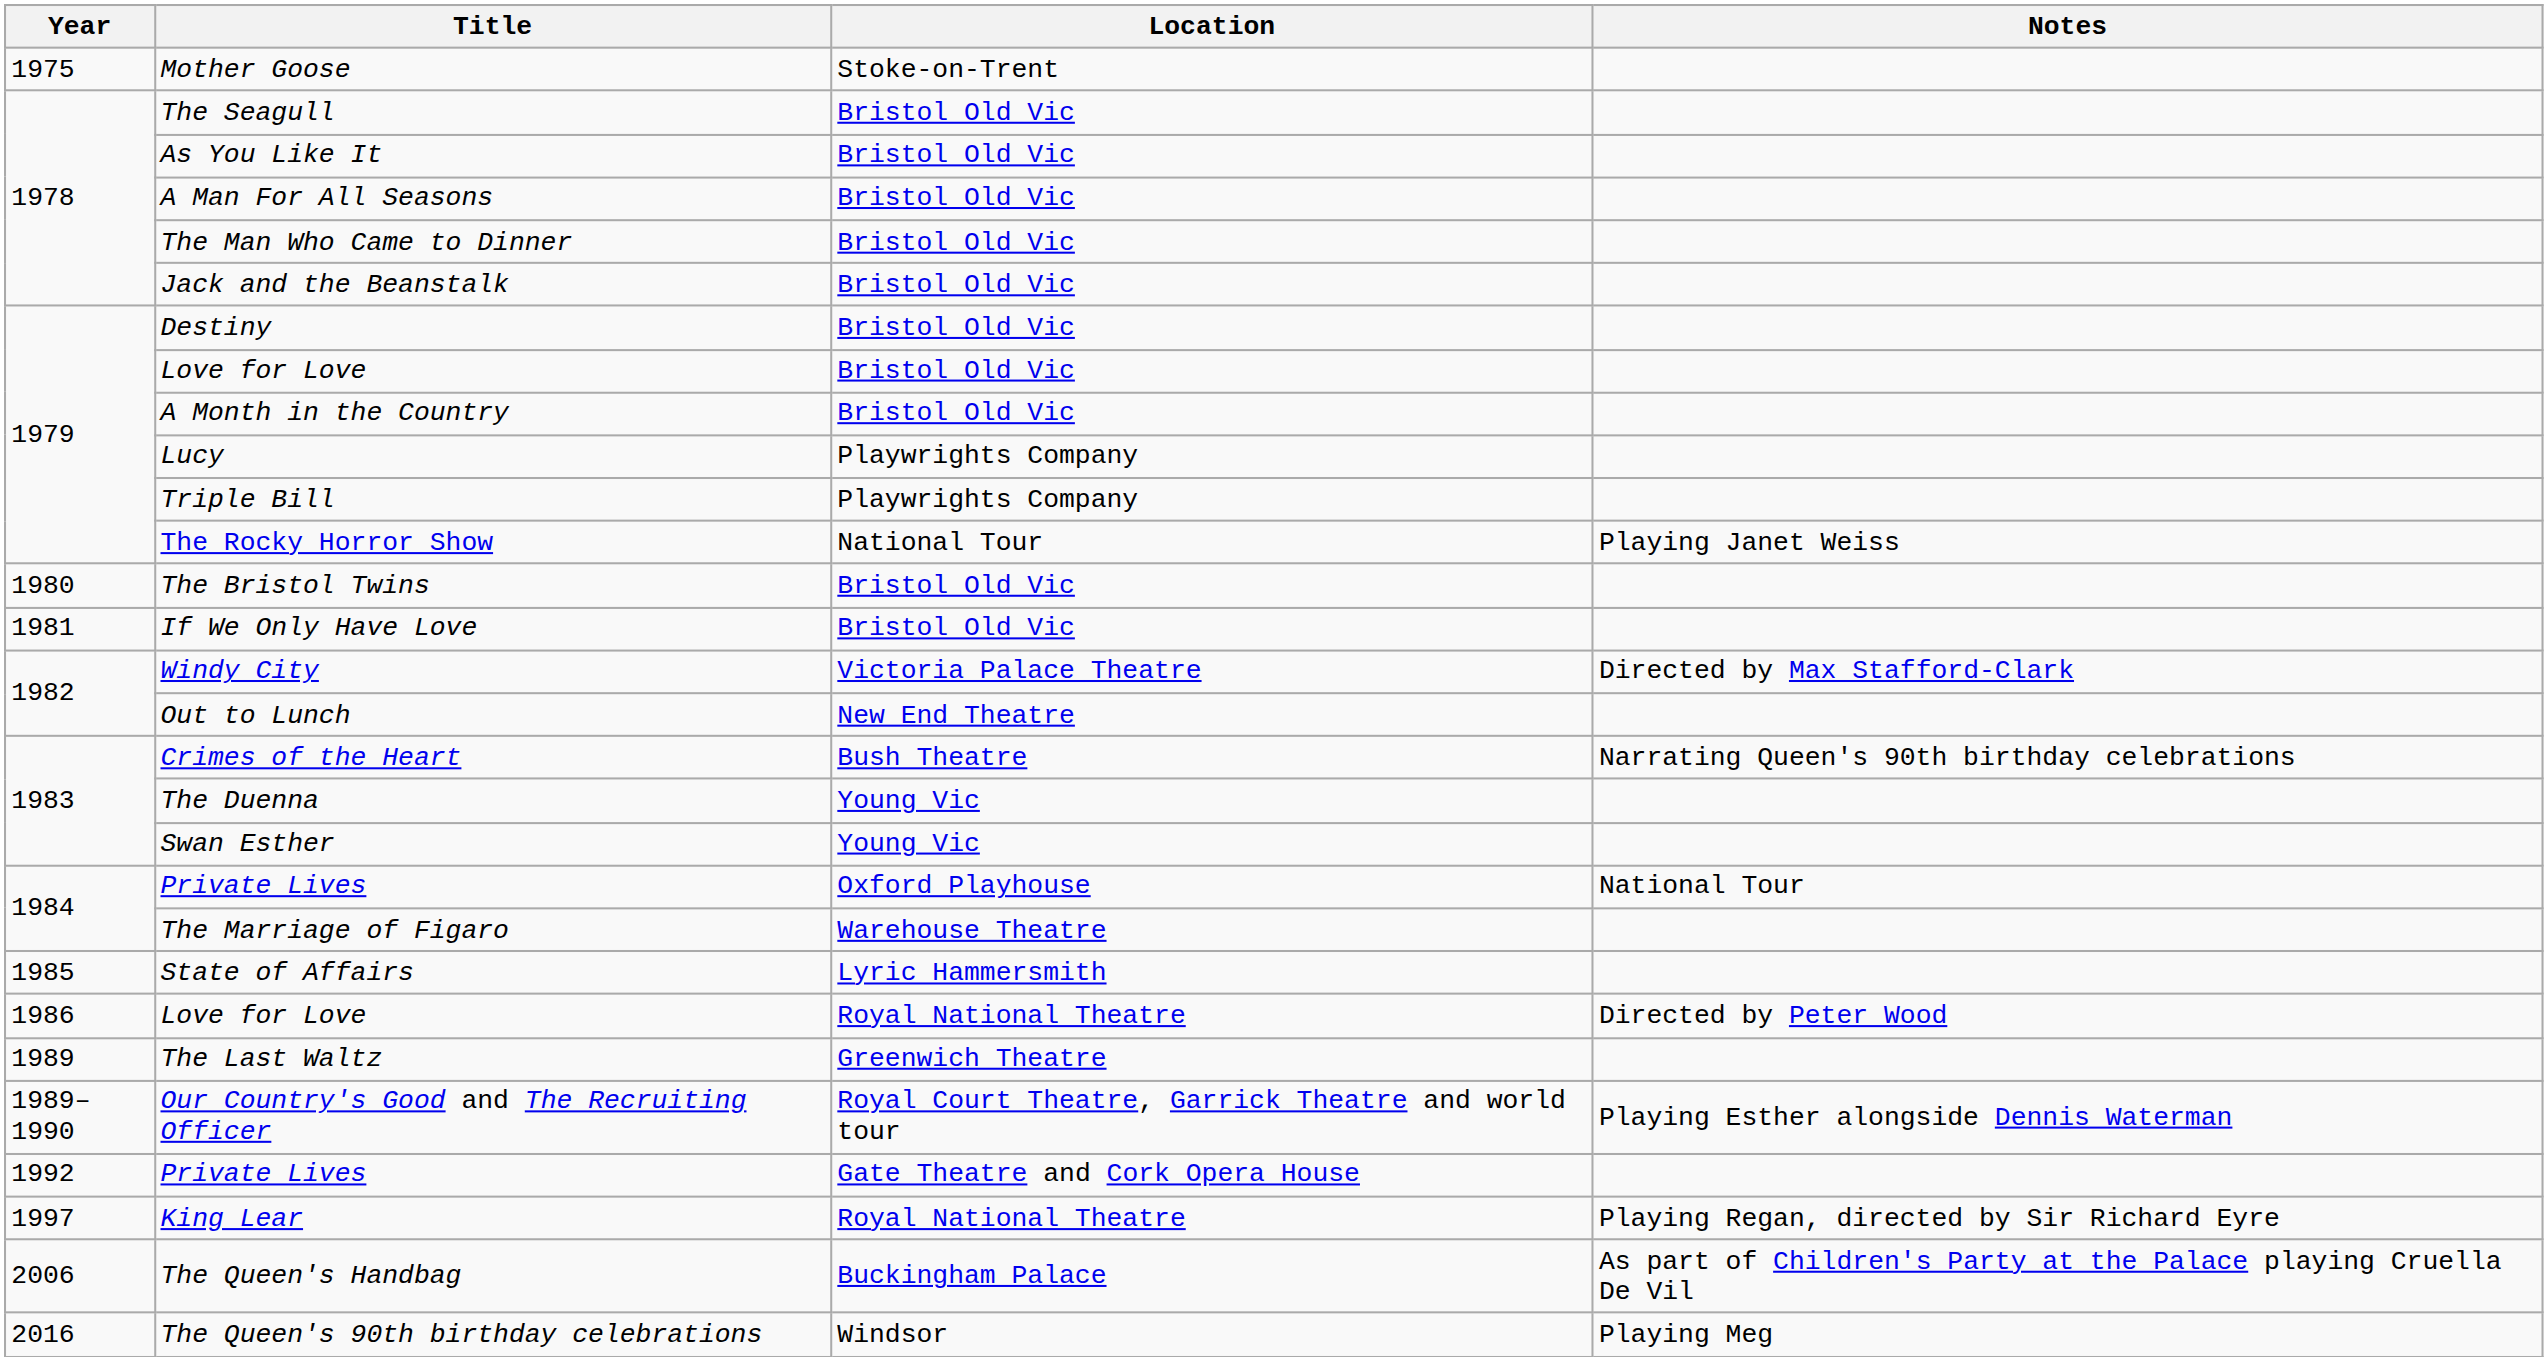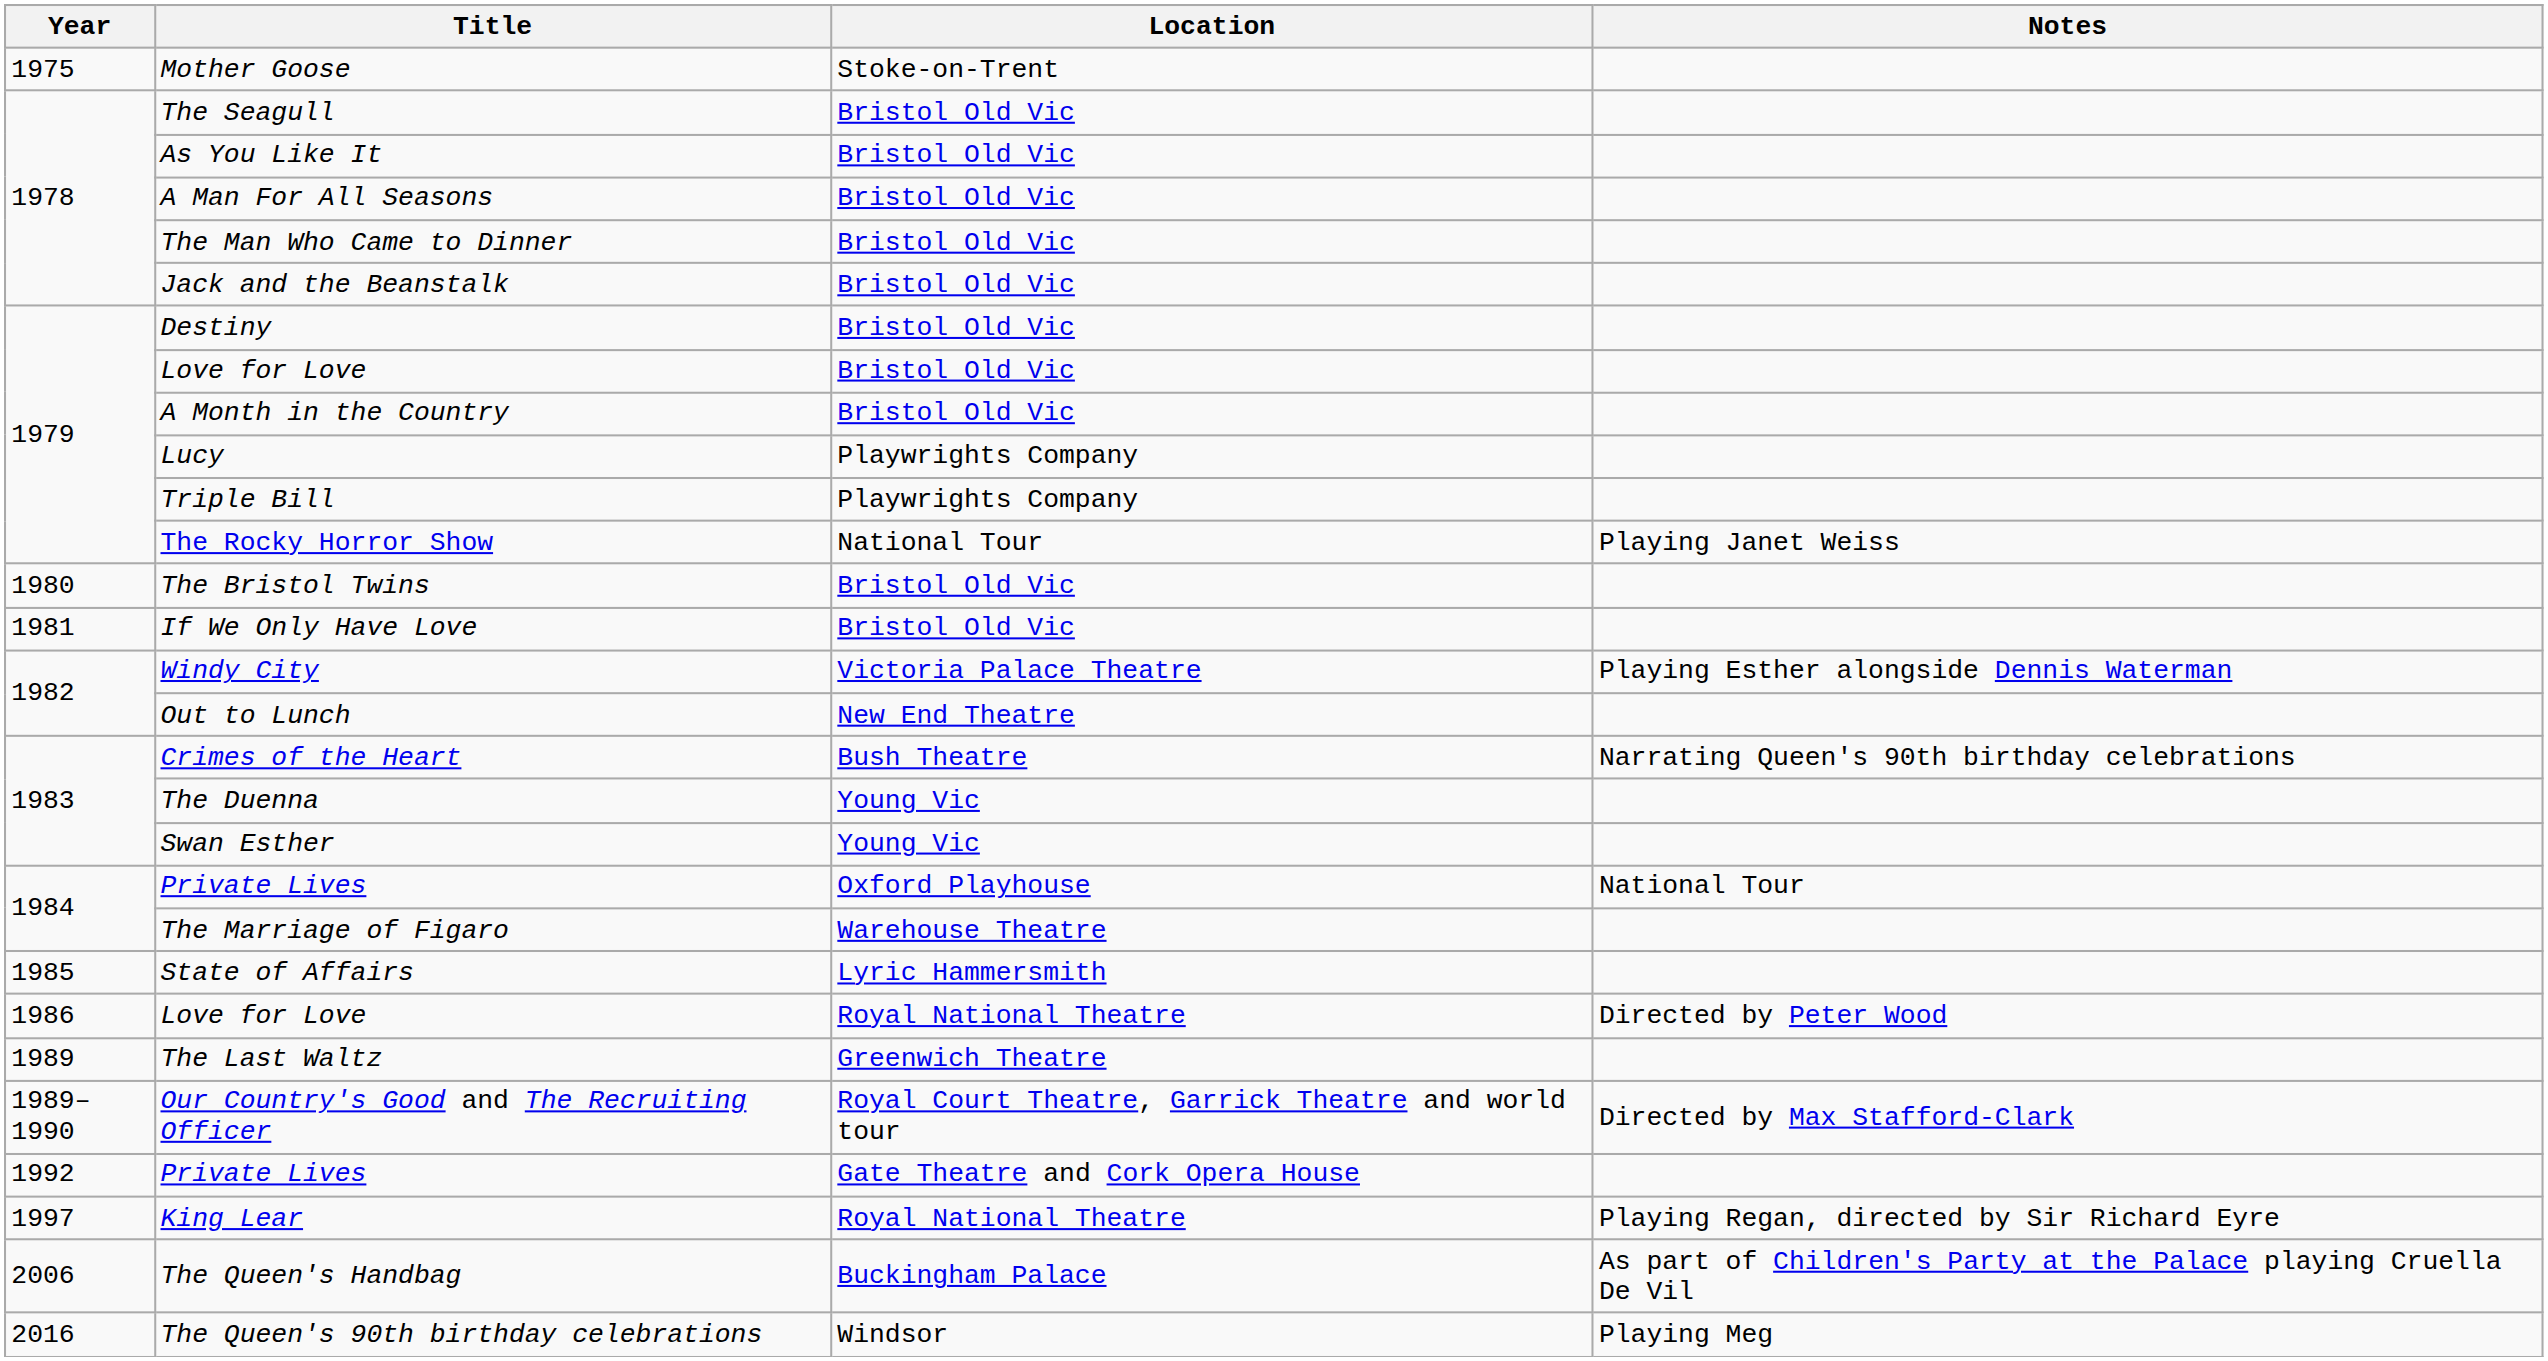(1836, 672) Directed by Max Stafford-Clark -> (1916, 672) Playing Esther alongside Dennis Waterman
(1916, 1117) Playing Esther alongside Dennis Waterman -> (1836, 1117) Directed by Max Stafford-Clark
